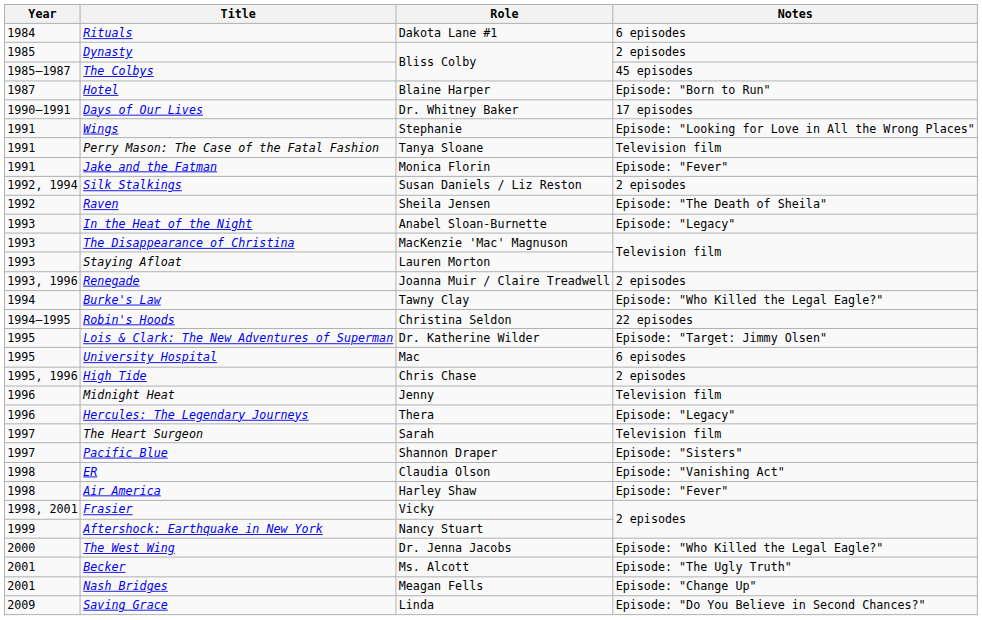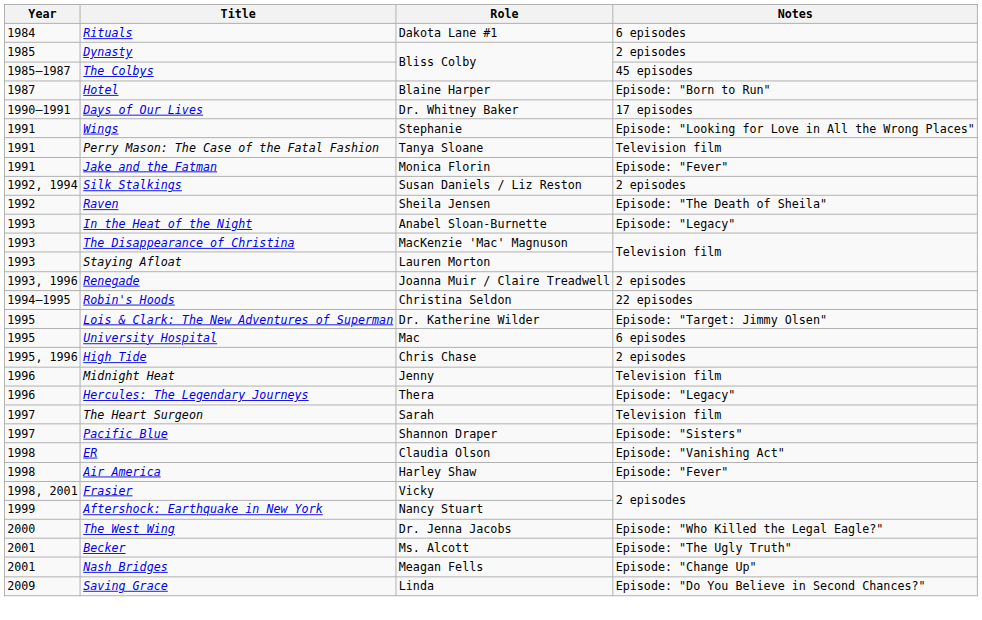- row: (122, 300)
